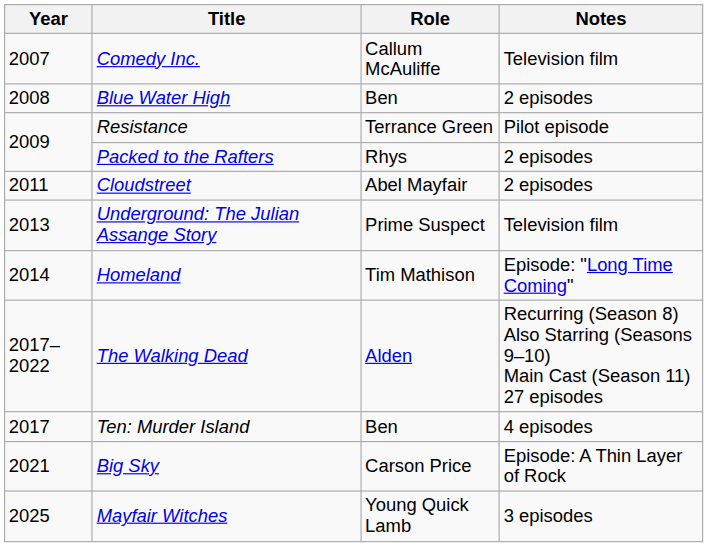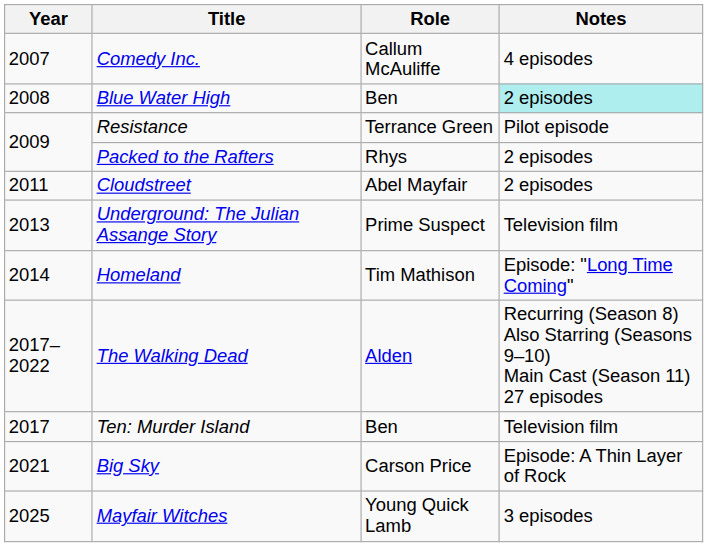(561, 58) Television film -> (548, 58) 4 episodes
(548, 98) no background -> (548, 98) paleturquoise background
(548, 426) 4 episodes -> (561, 426) Television film
